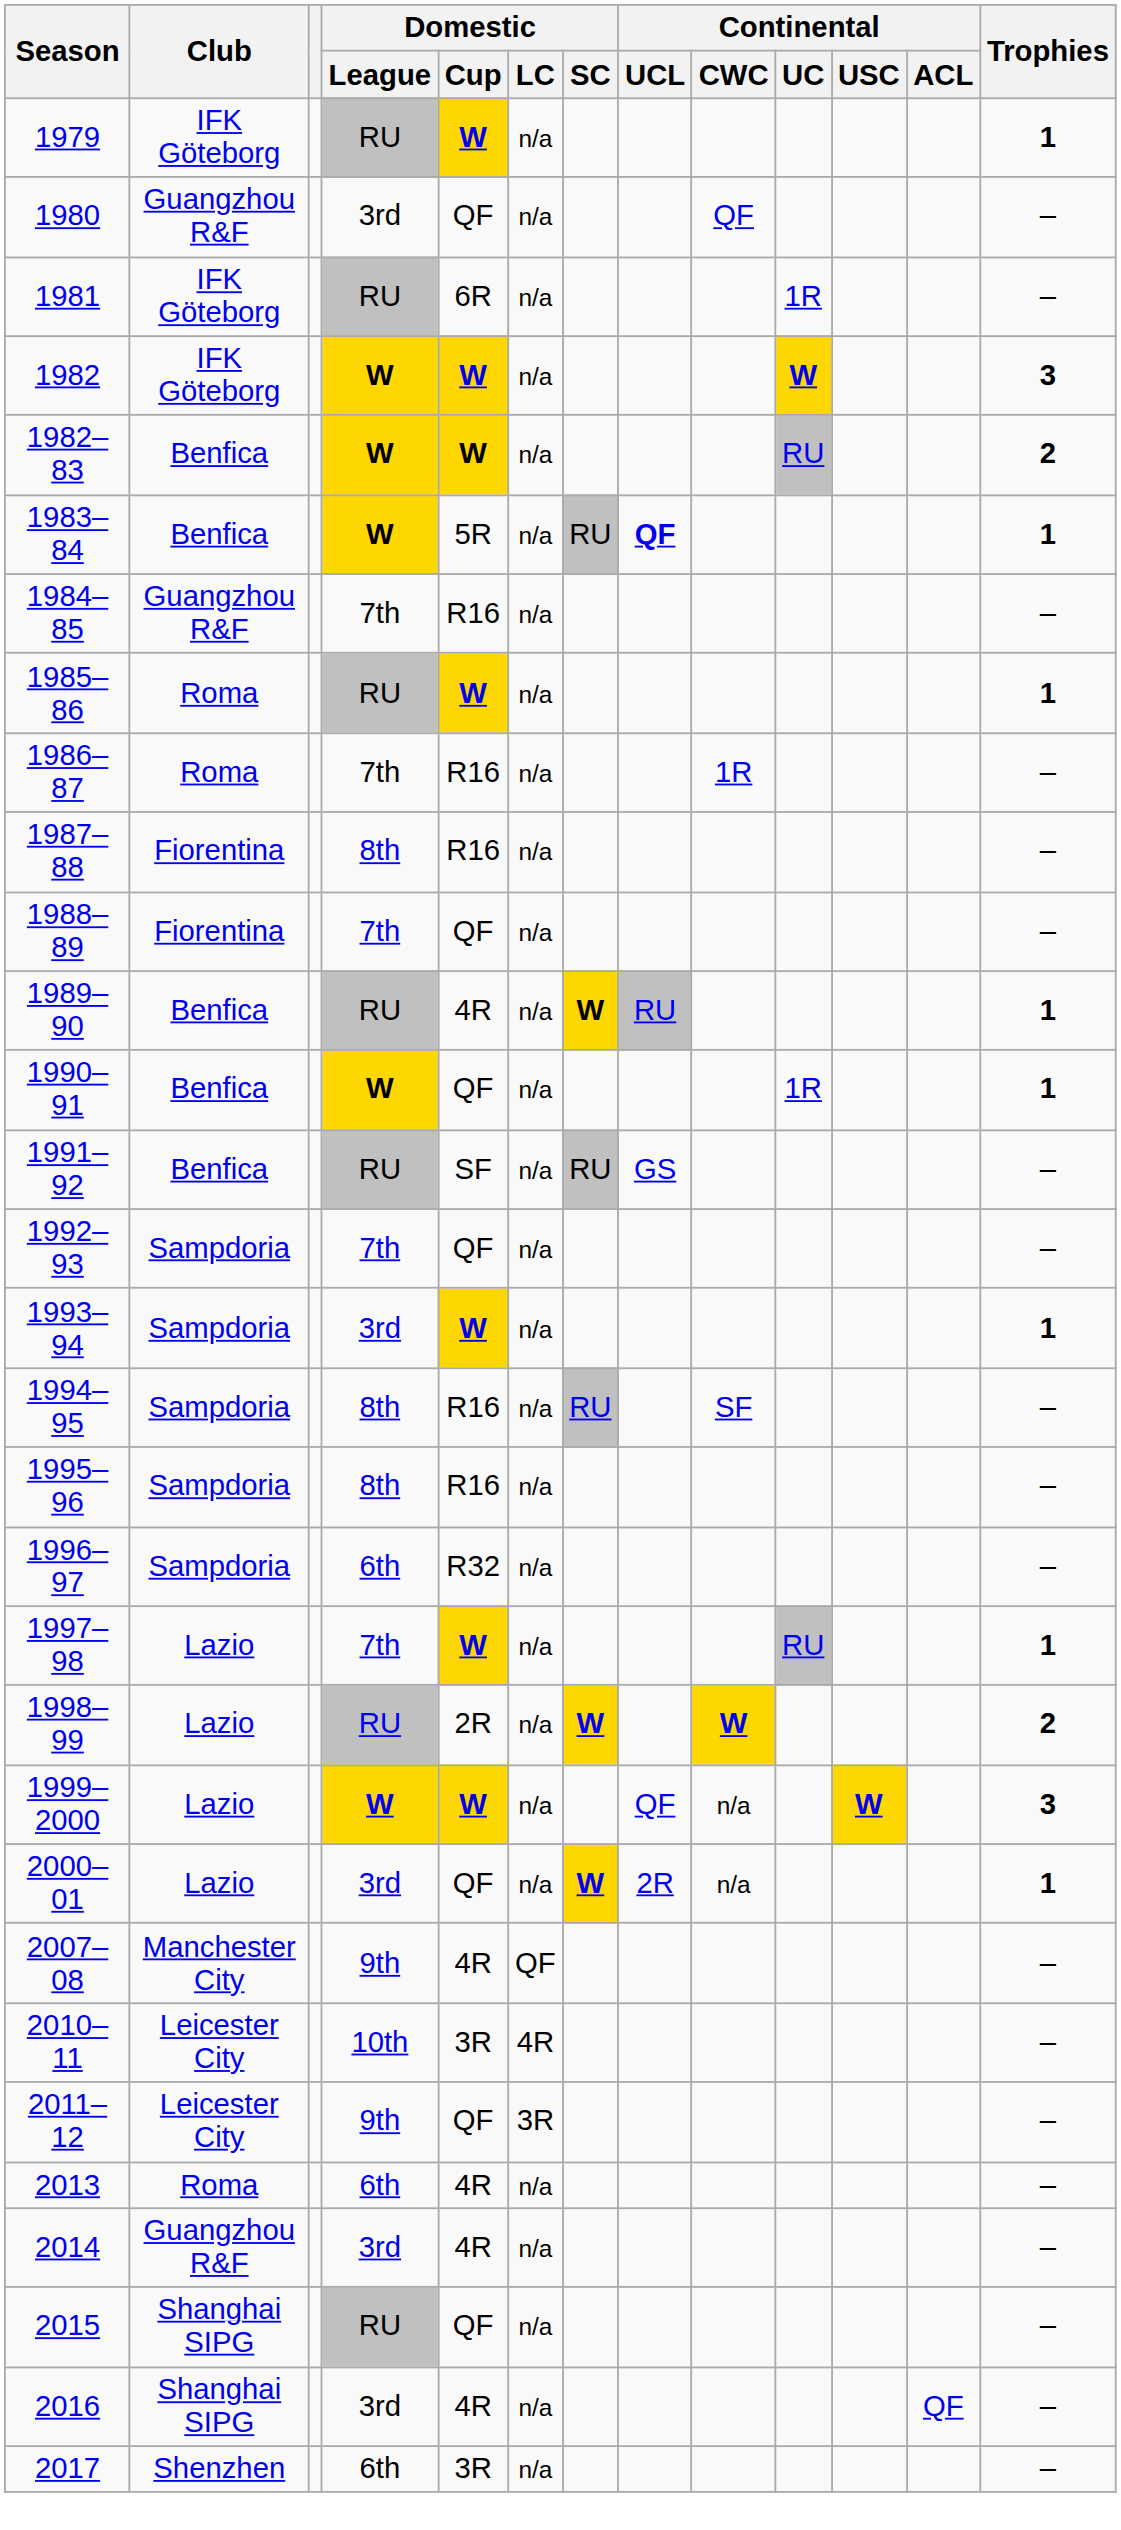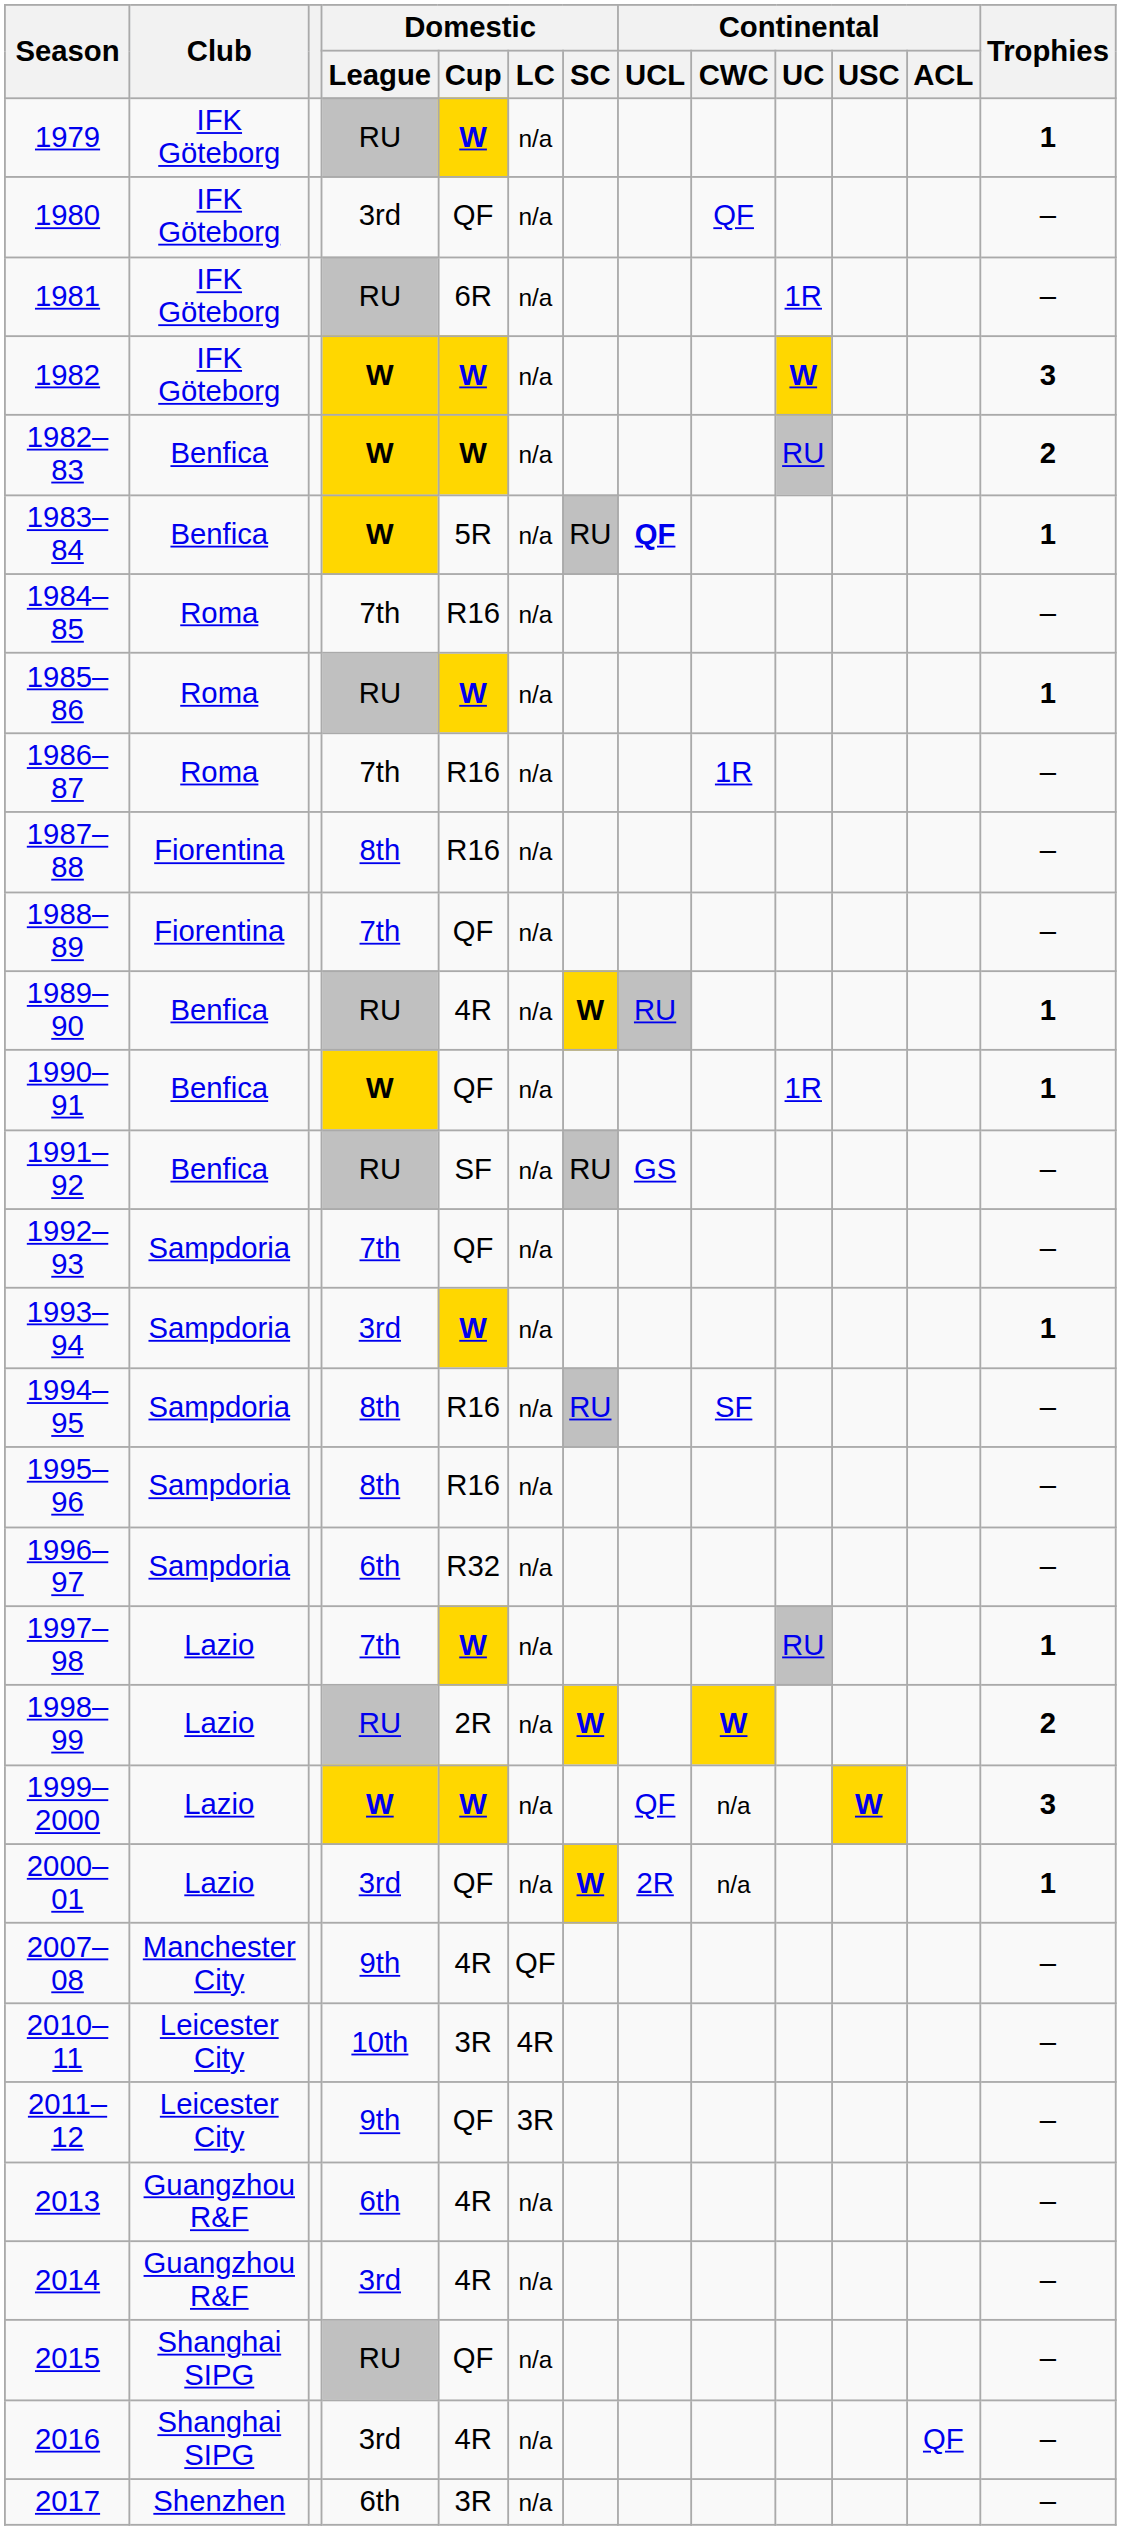(219, 216) Guangzhou R&F -> (219, 216) IFK Göteborg
(219, 613) Guangzhou R&F -> (219, 613) Roma
(219, 2184) Roma -> (219, 2200) Guangzhou R&F
